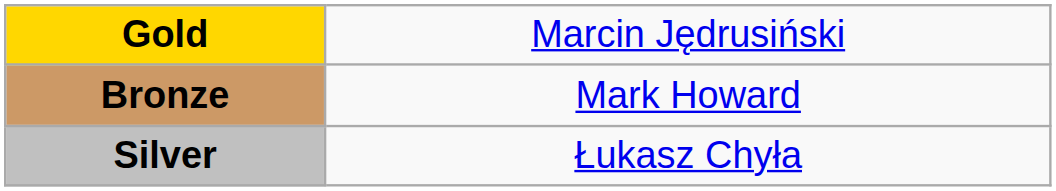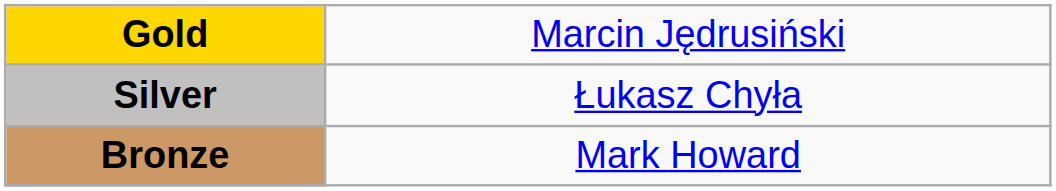rows swapped: (165, 154) <-> (165, 94)
